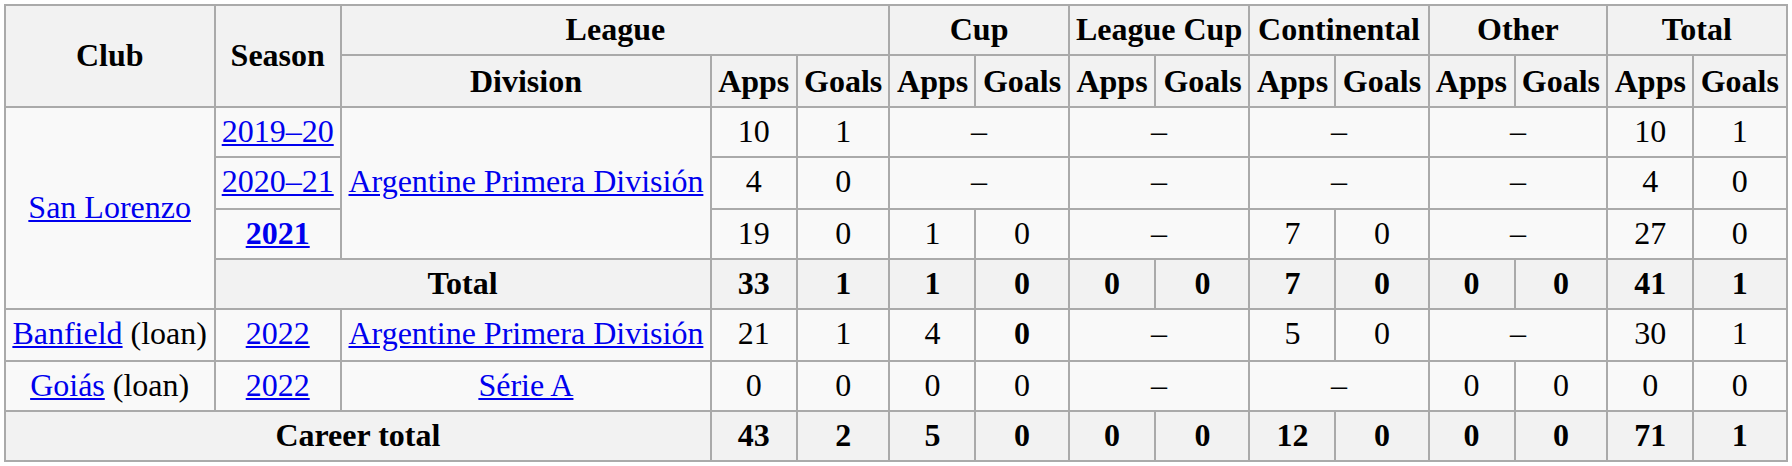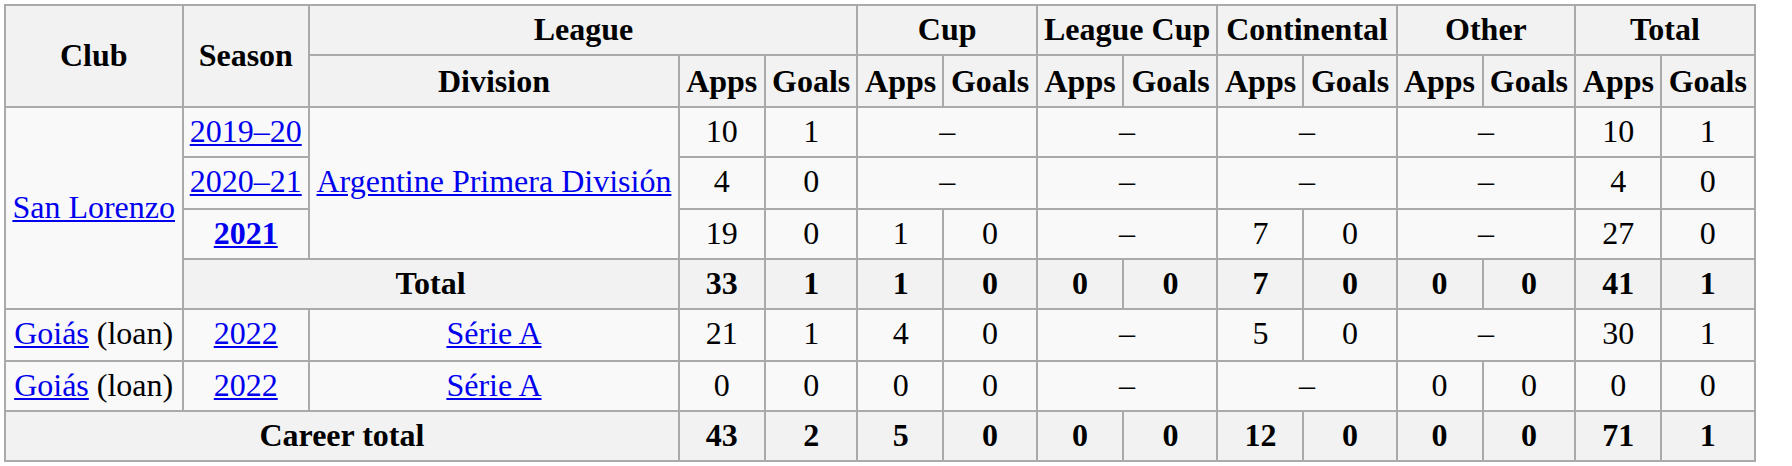(110, 334) Banfield (loan) -> (94, 334) Goiás (loan)
(526, 334) Argentine Primera División -> (494, 334) Série A
(1022, 334) bold -> (990, 334) normal
